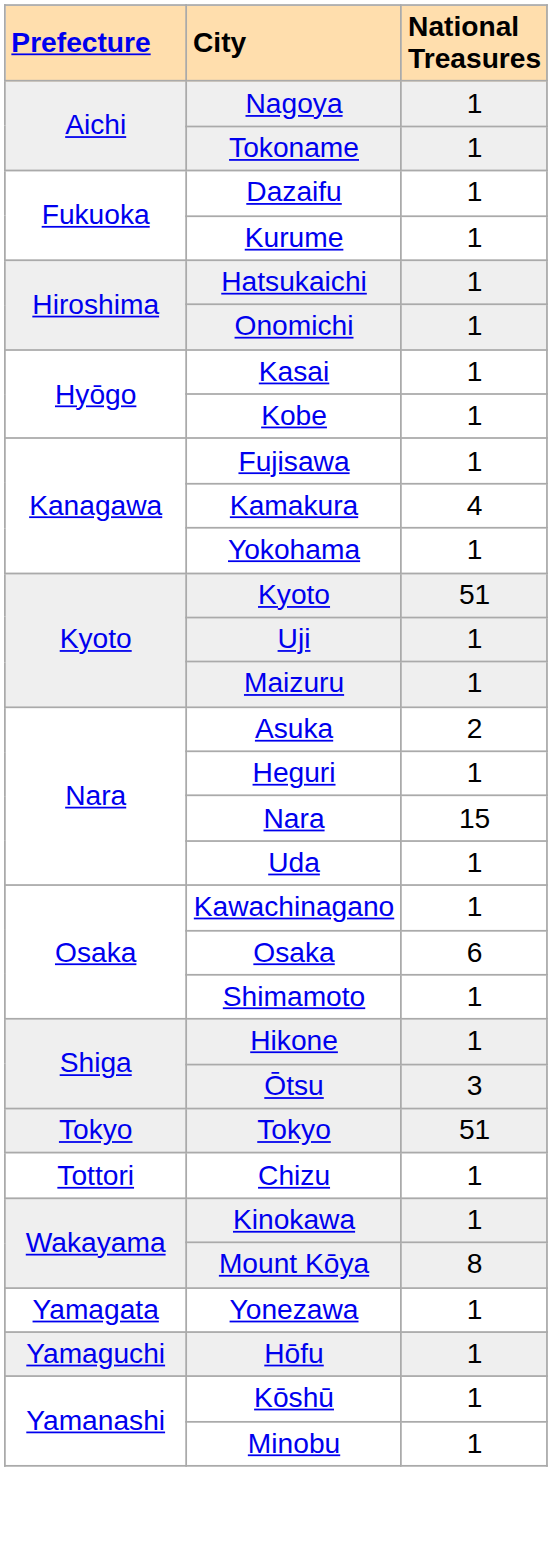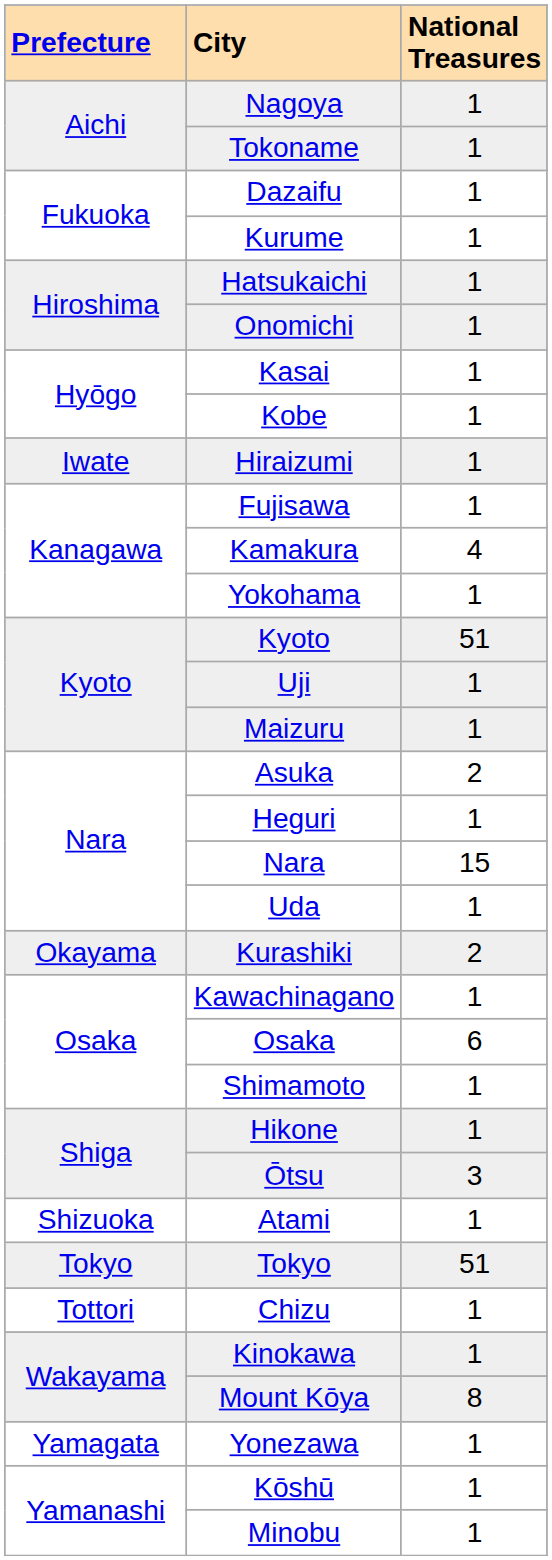+ row: (294, 460)
+ row: (294, 951)
+ row: (294, 1219)
- row: (294, 1353)
